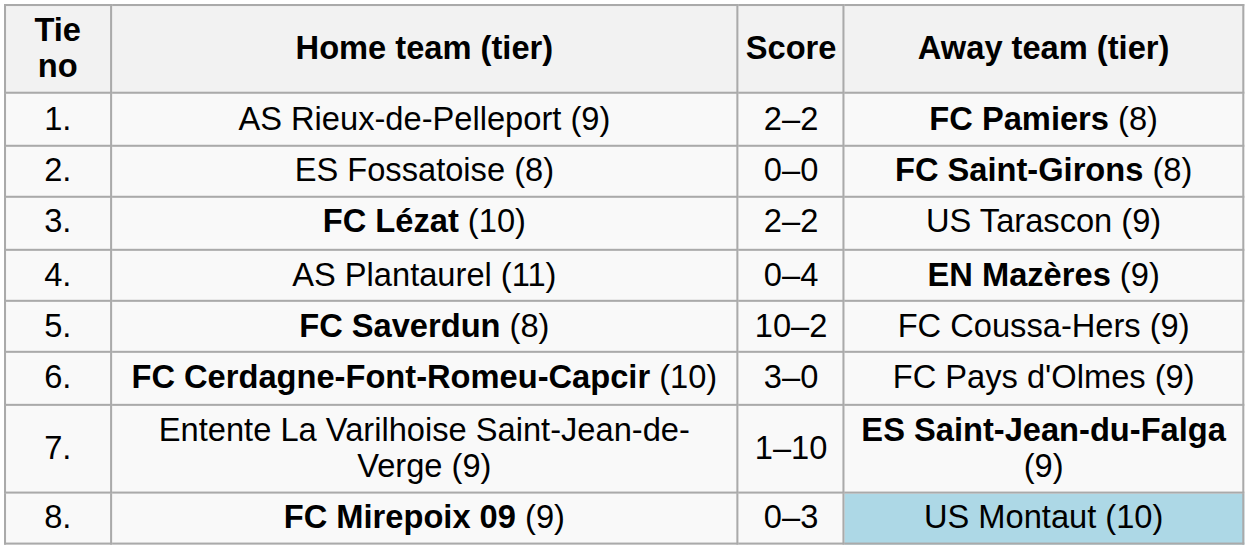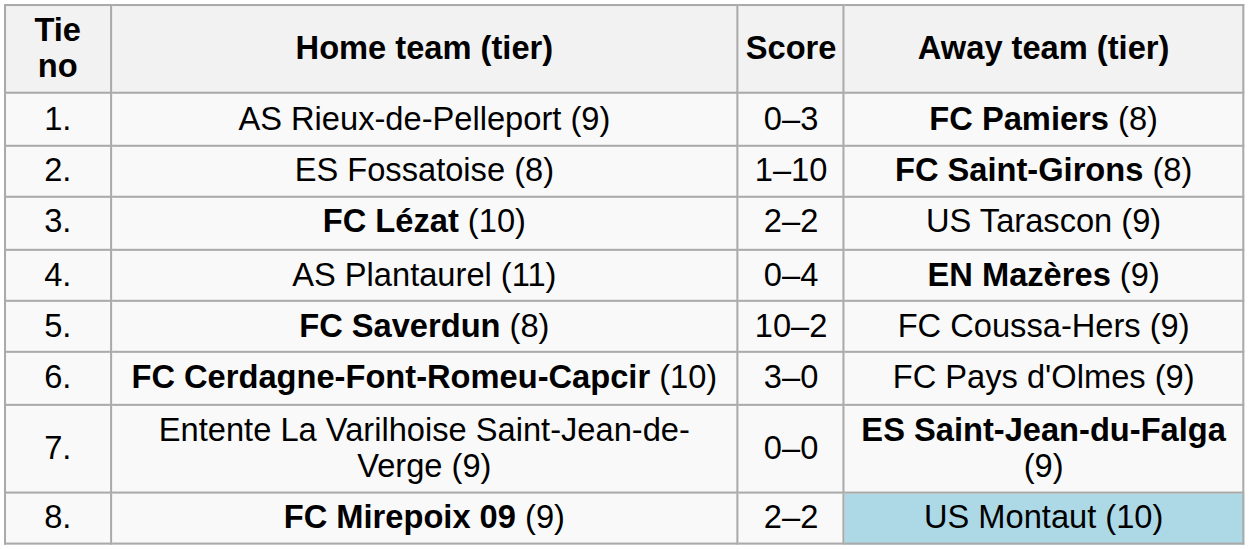(791, 118) 2–2 -> (791, 118) 0–3
(791, 170) 0–0 -> (791, 170) 1–10
(791, 447) 1–10 -> (791, 447) 0–0
(791, 517) 0–3 -> (791, 517) 2–2
